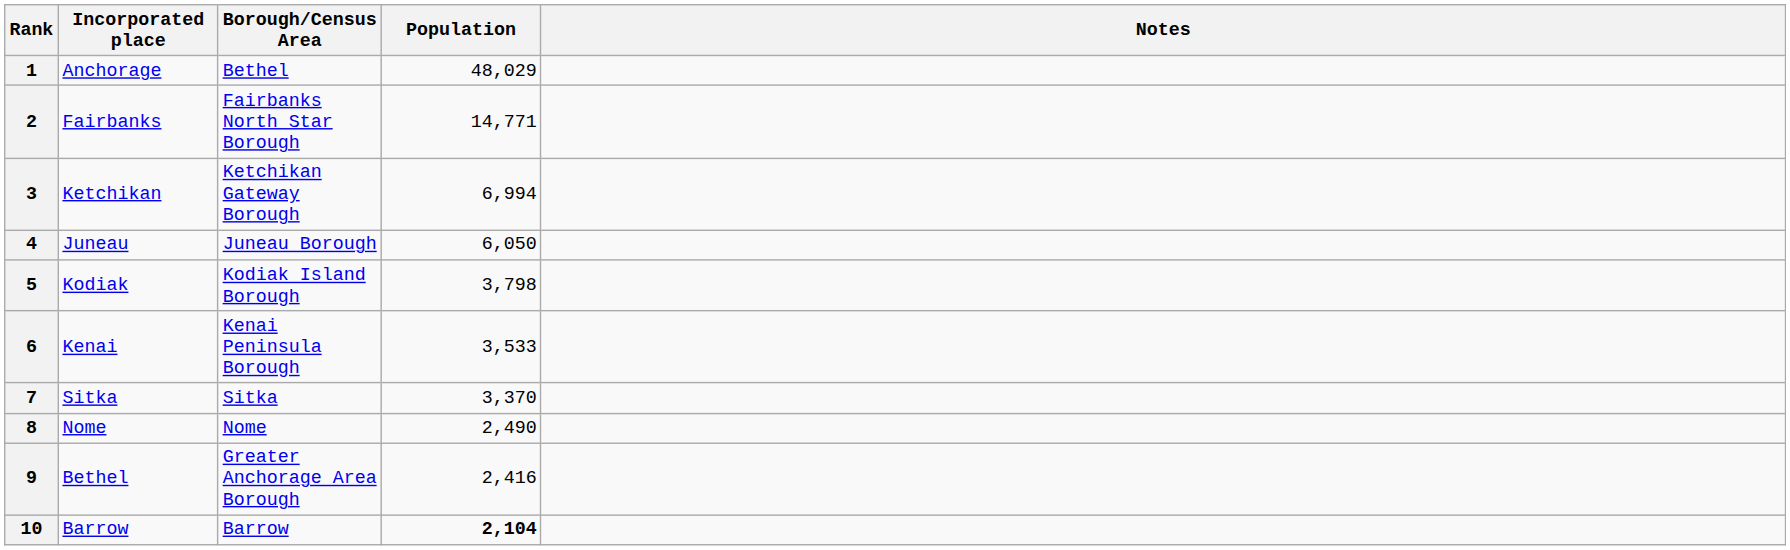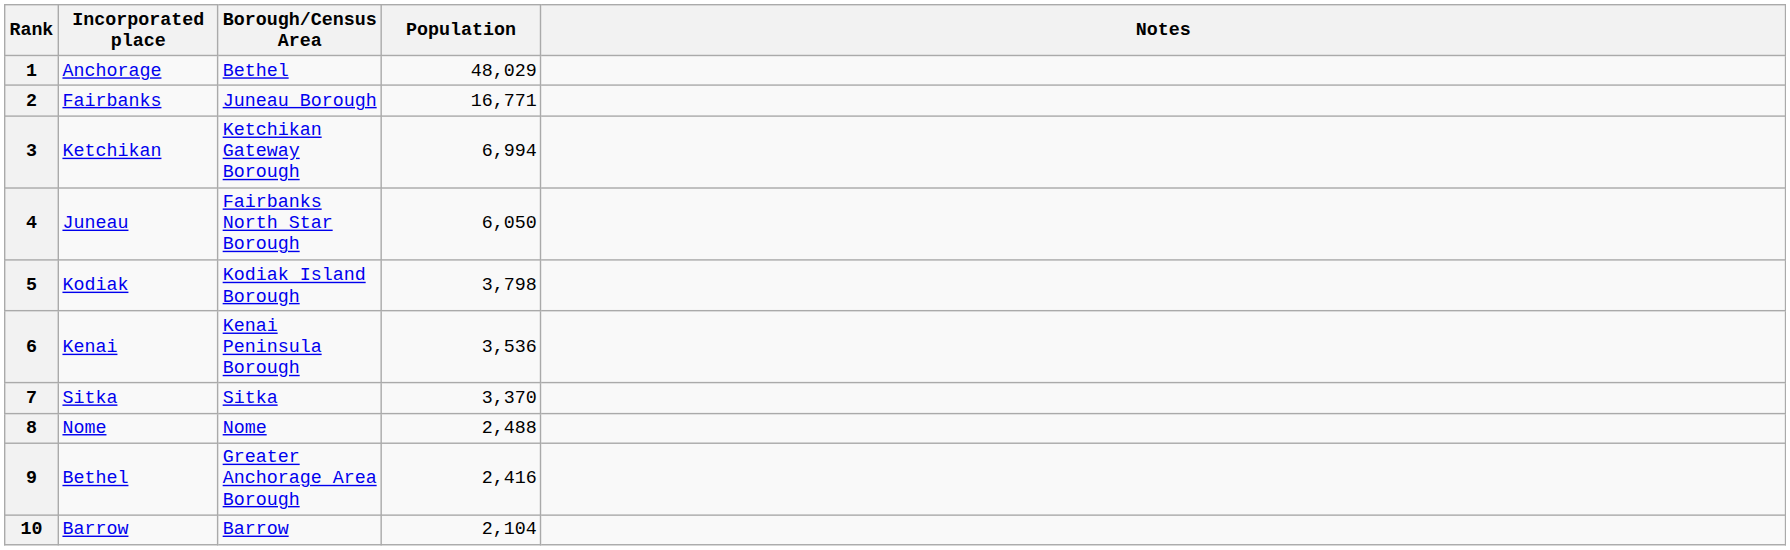(278, 122) Fairbanks North Star Borough -> (300, 101) Juneau Borough
(504, 122) 14,771 -> (504, 101) 16,771
(300, 245) Juneau Borough -> (278, 224) Fairbanks North Star Borough
(509, 347) 3,533 -> (509, 347) 3,536
(509, 428) 2,490 -> (509, 428) 2,488
(509, 530) bold -> (509, 530) normal
